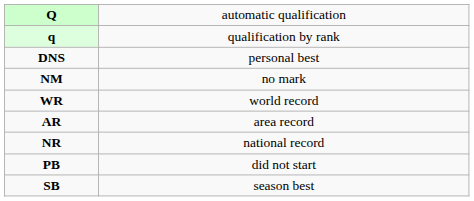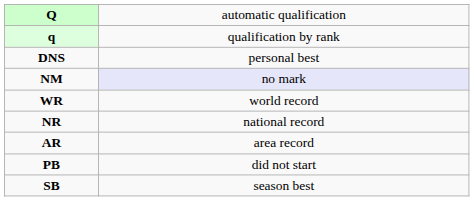(284, 79) no background -> (284, 79) lavender background
rows swapped: (51, 121) <-> (51, 143)
